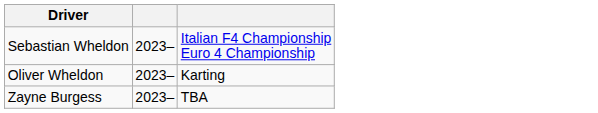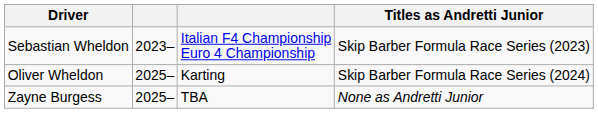+ column: (464, 16)
(155, 76) 2023– -> (155, 76) 2025–
(155, 98) 2023– -> (155, 98) 2025–
